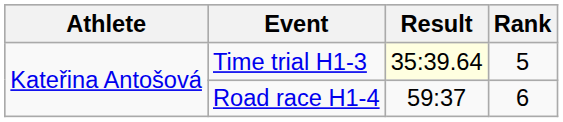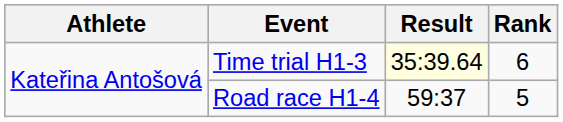(523, 61) 5 -> (523, 61) 6
(523, 98) 6 -> (523, 98) 5
